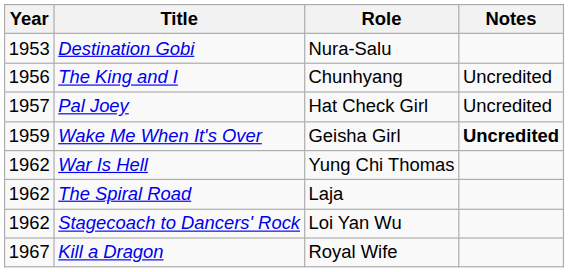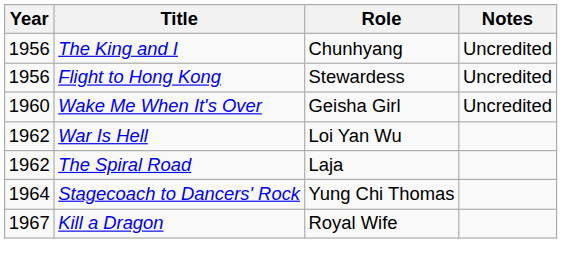- row: (126, 48)
+ row: (140, 77)
- row: (94, 106)
(29, 135) 1959 -> (29, 106) 1960
(511, 135) bold -> (507, 106) normal
(381, 164) Yung Chi Thomas -> (355, 135) Loi Yan Wu
(29, 223) 1962 -> (29, 194) 1964
(355, 223) Loi Yan Wu -> (381, 194) Yung Chi Thomas
